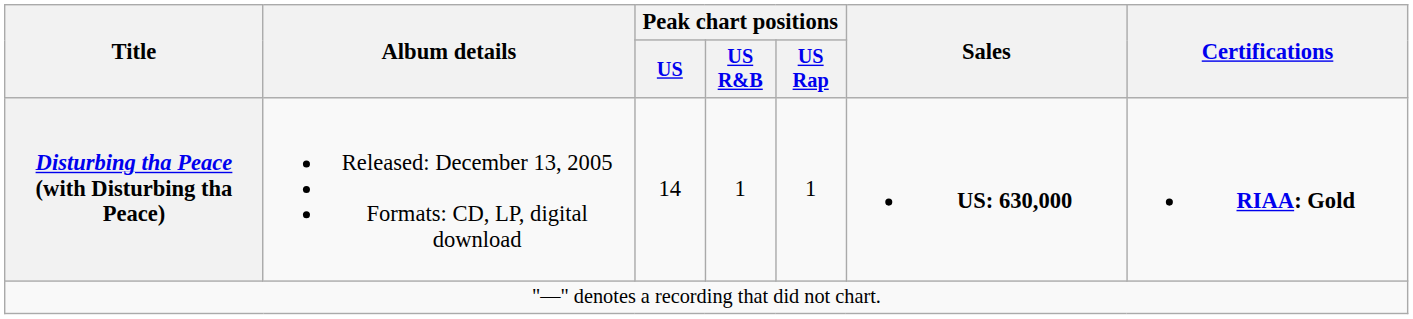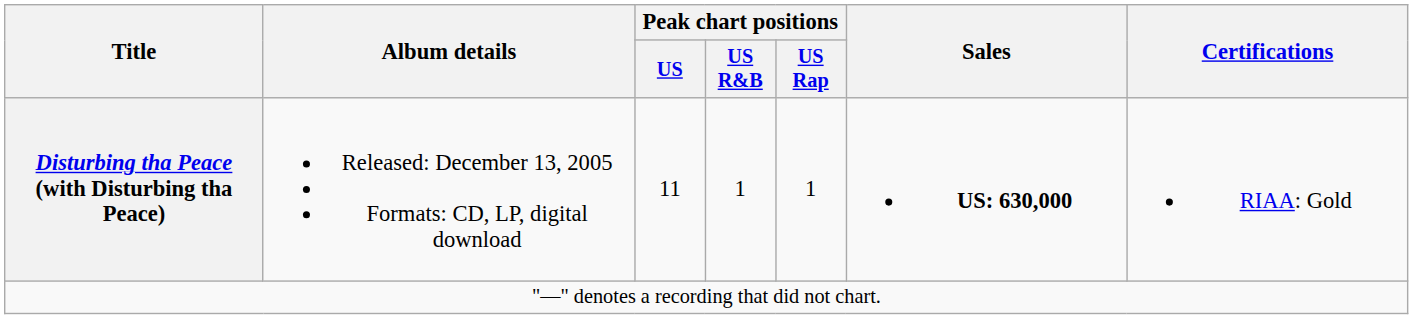(670, 188) 14 -> (670, 188) 11
(1268, 202) bold -> (1268, 202) normal
